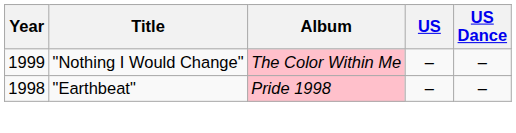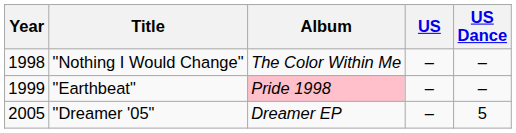(27, 62) 1999 -> (27, 62) 1998
(326, 62) pink background -> (326, 62) no background
(27, 88) 1998 -> (27, 88) 1999
+ row: (103, 114)
